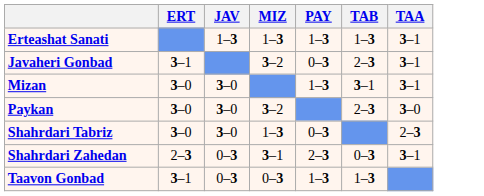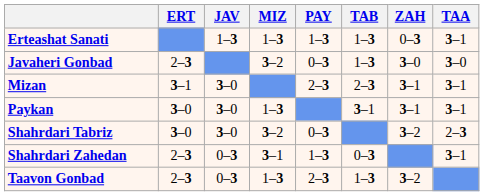+ column: (410, 16)
(181, 63) 3–1 -> (181, 63) 2–3
(364, 63) 2–3 -> (364, 63) 1–3
(410, 63) 3–1 -> (456, 63) 3–0
(181, 86) 3–0 -> (181, 86) 3–1
(318, 86) 1–3 -> (318, 86) 2–3
(364, 86) 3–1 -> (364, 86) 2–3
(273, 109) 3–2 -> (273, 109) 1–3
(364, 109) 2–3 -> (364, 109) 3–1
(410, 109) 3–0 -> (456, 109) 3–1
(273, 132) 1–3 -> (273, 132) 3–2
(318, 156) 2–3 -> (318, 156) 1–3
(181, 179) 3–1 -> (181, 179) 2–3
(273, 179) 0–3 -> (273, 179) 1–3
(318, 179) 1–3 -> (318, 179) 2–3
